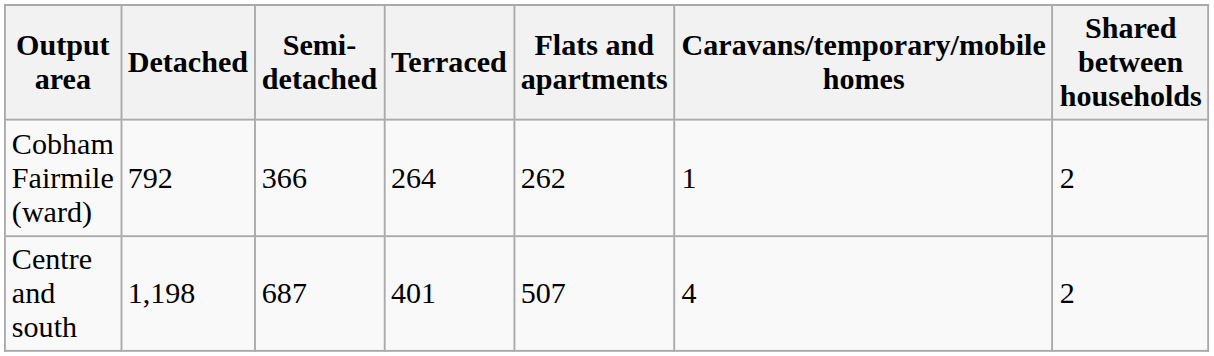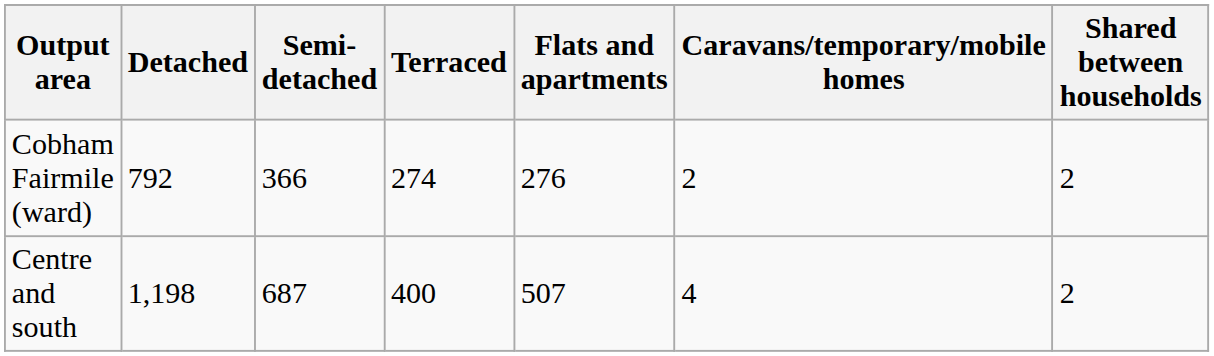(414, 177) 264 -> (414, 177) 274
(543, 177) 262 -> (543, 177) 276
(689, 177) 1 -> (689, 177) 2
(414, 292) 401 -> (414, 292) 400
